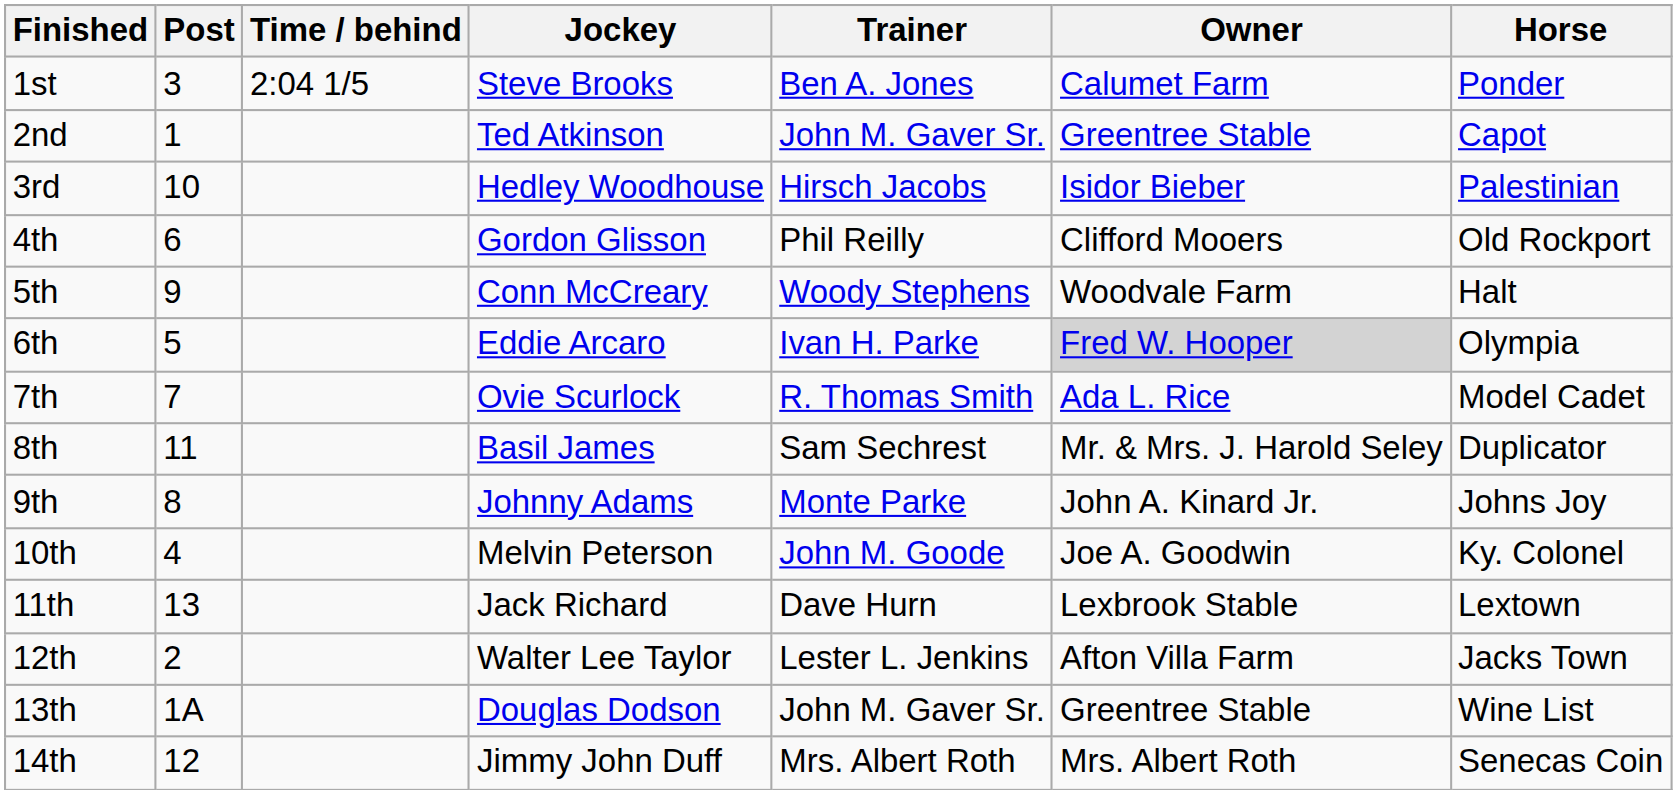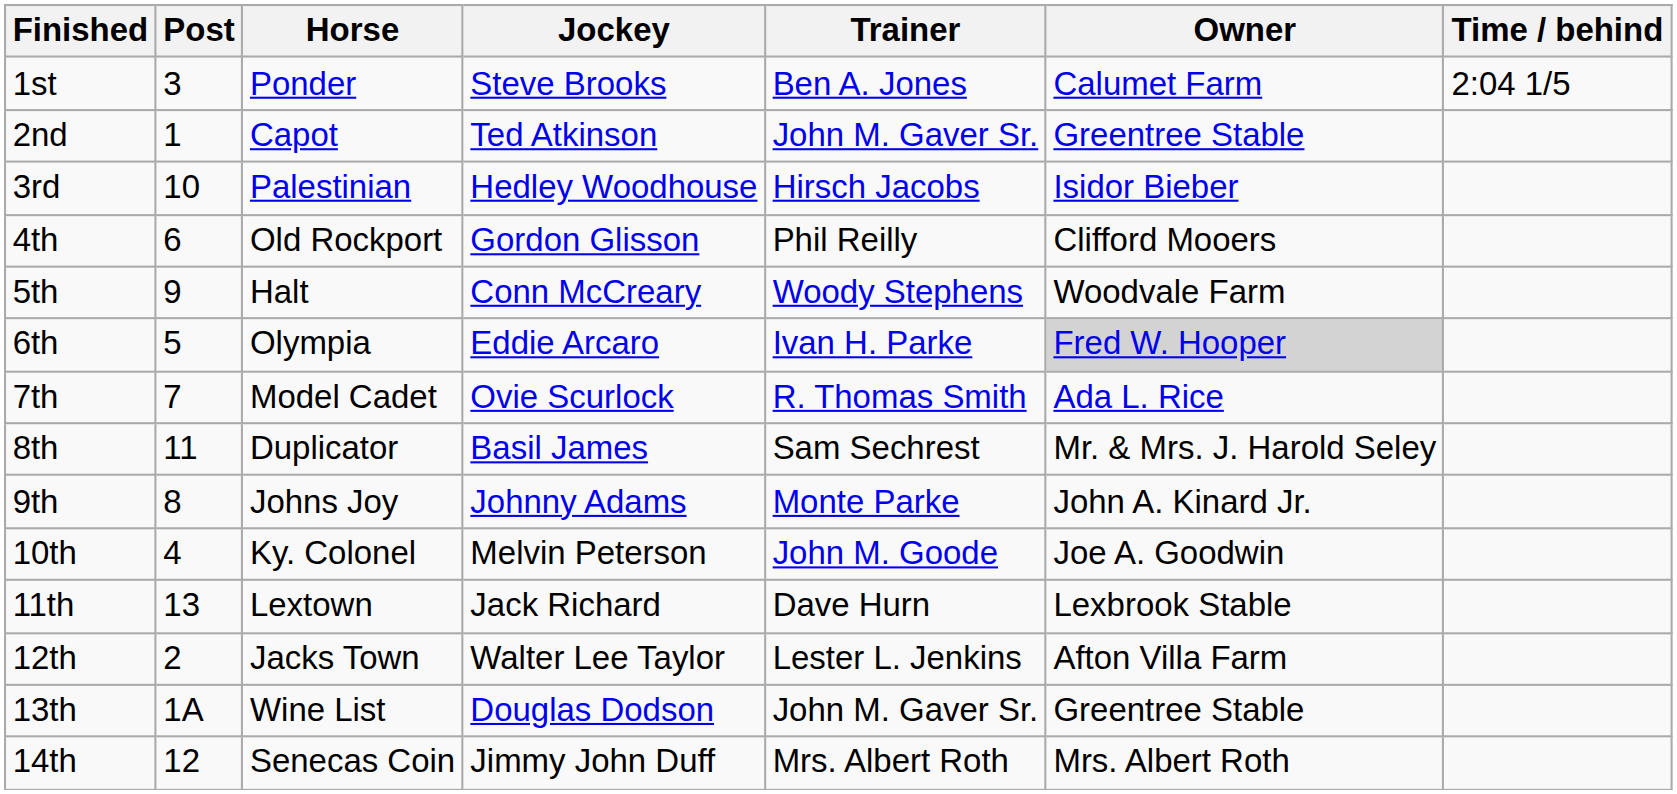columns swapped: (1561, 30) <-> (356, 30)
